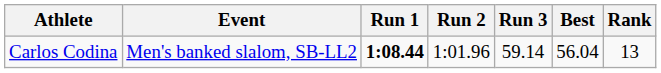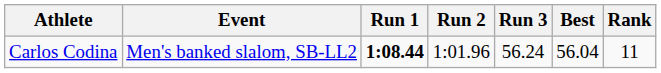(523, 51) 59.14 -> (523, 51) 56.24
(630, 51) 13 -> (630, 51) 11
